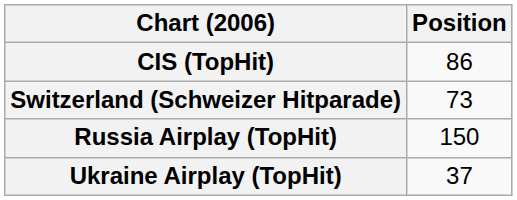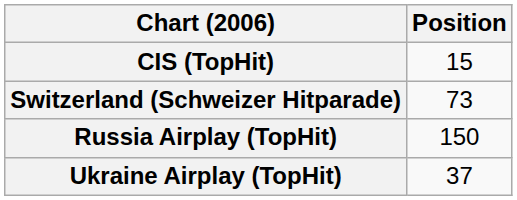(459, 61) 86 -> (459, 61) 15
